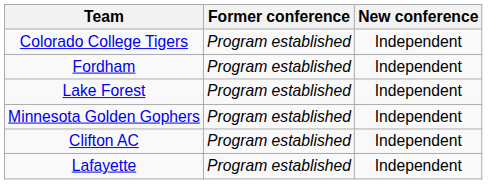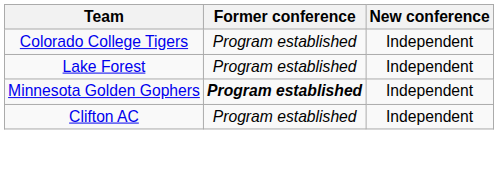- row: (104, 66)
(279, 116) normal -> (285, 91) bold
- row: (104, 166)
